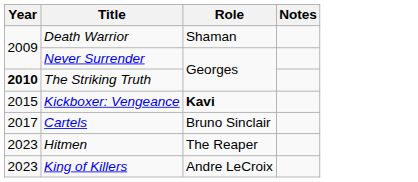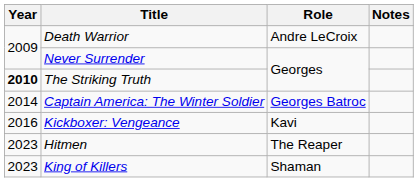(211, 36) Shaman -> (314, 36) Andre LeCroix
+ row: (154, 101)
(23, 101) 2015 -> (23, 123) 2016
(200, 101) bold -> (284, 123) normal
- row: (66, 123)
(229, 166) Andre LeCroix -> (296, 166) Shaman
